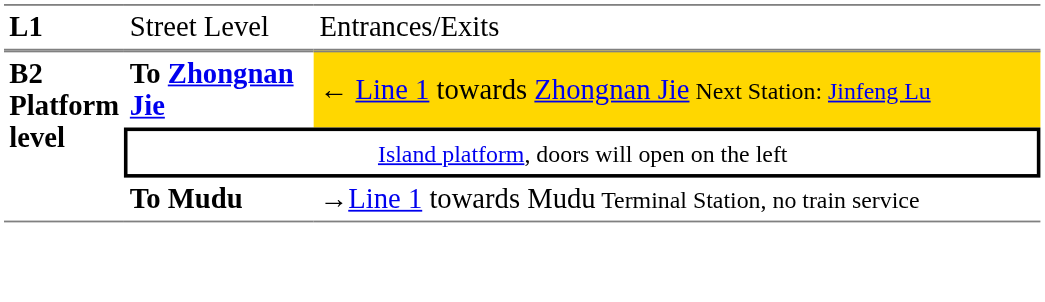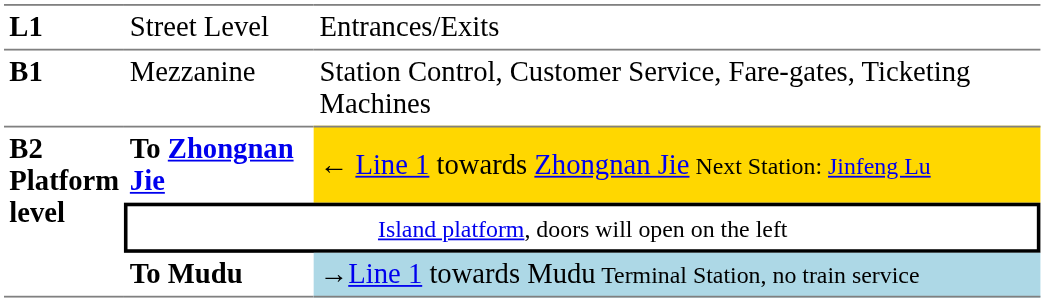+ row: (193, 71)
(620, 198) no background -> (620, 273) lightblue background
